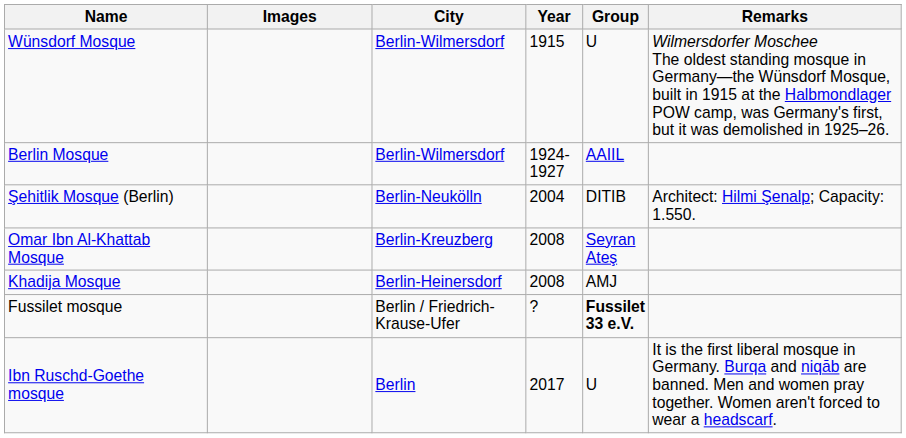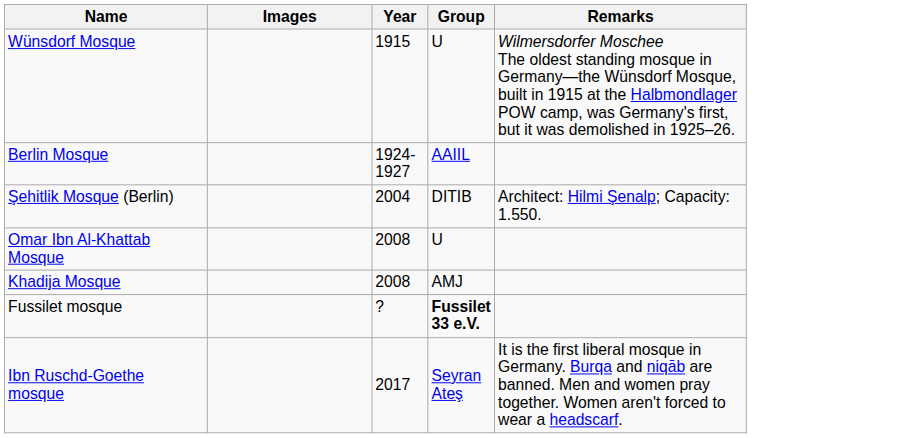- column: (449, 16)
(611, 248) Seyran Ateş -> (437, 239) U
(591, 385) U -> (456, 385) Seyran Ateş
